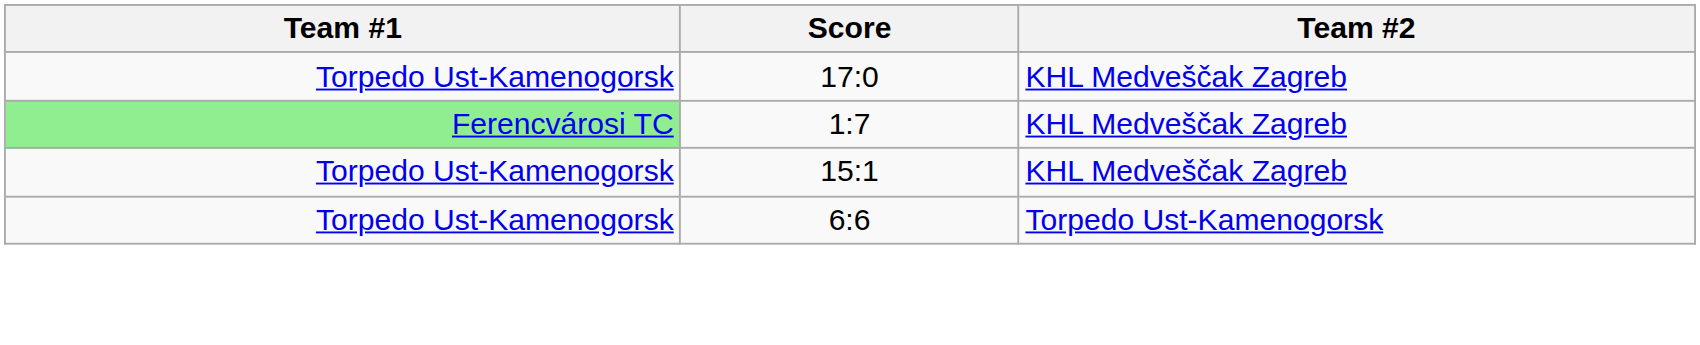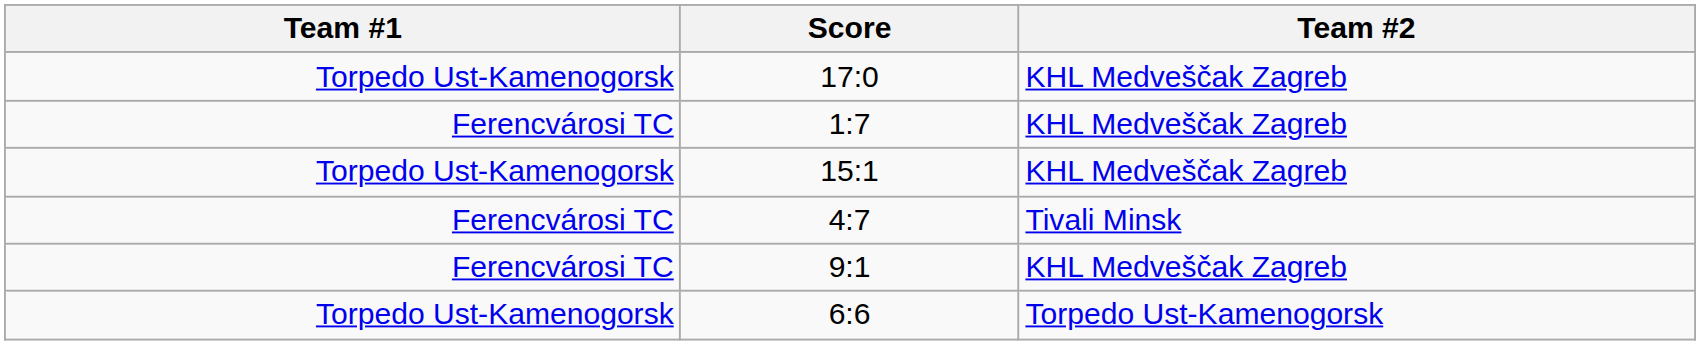(563, 123) lightgreen background -> (563, 123) no background
+ row: (850, 219)
+ row: (850, 266)
